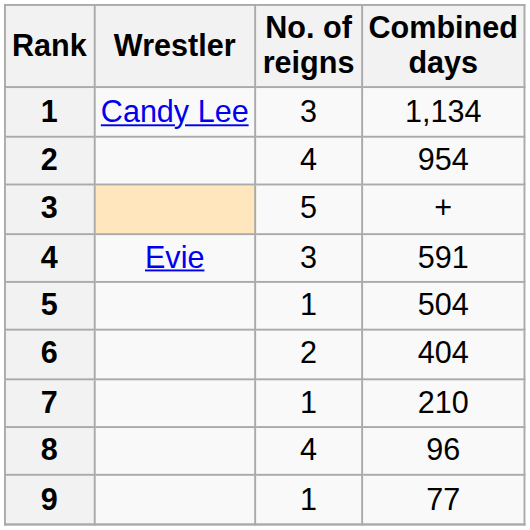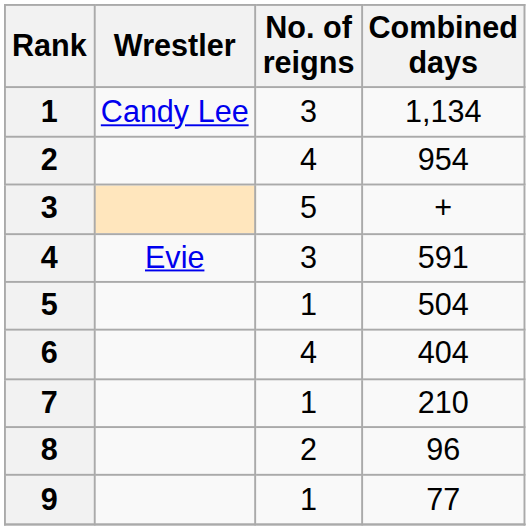(309, 353) 2 -> (309, 353) 4
(309, 450) 4 -> (309, 450) 2
